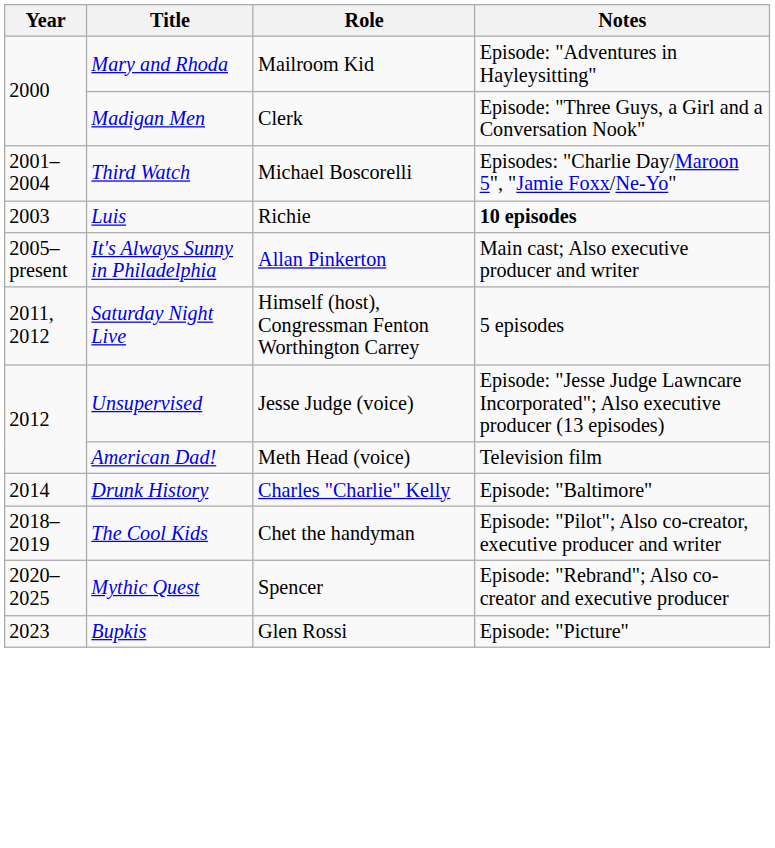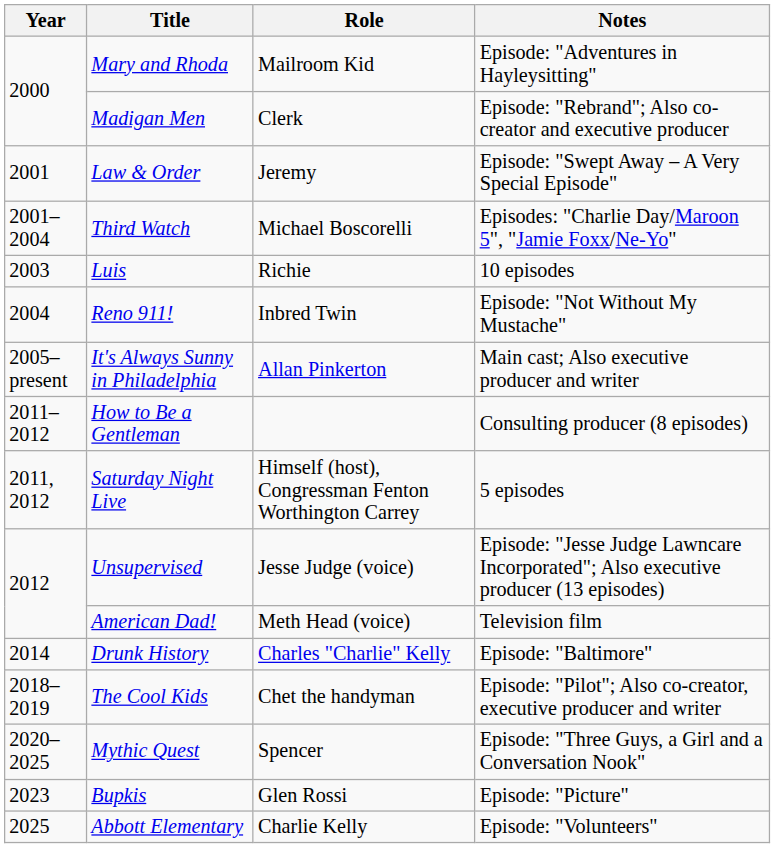(621, 118) Episode: "Three Guys, a Girl and a Conversation Nook" -> (604, 118) Episode: "Rebrand"; Also co-creator and executive producer
+ row: (146, 173)
(528, 216) bold -> (527, 271) normal
+ row: (132, 314)
+ row: (141, 423)
(604, 587) Episode: "Rebrand"; Also co-creator and executive producer -> (621, 751) Episode: "Three Guys, a Girl and a Conversation Nook"
+ row: (167, 826)
